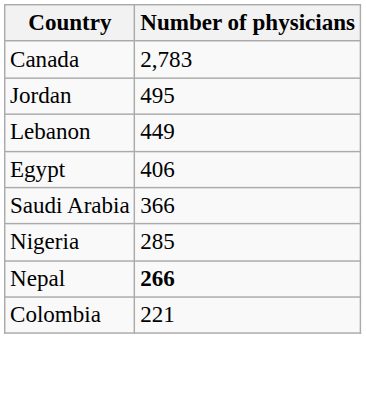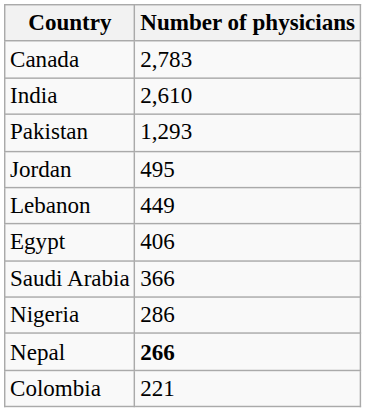+ row: (34, 95)
+ row: (49, 132)
(158, 242) 285 -> (158, 315) 286
